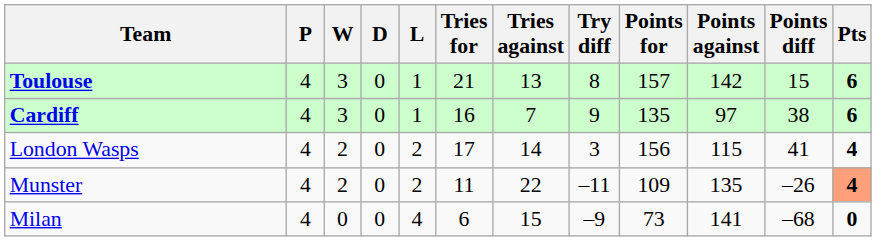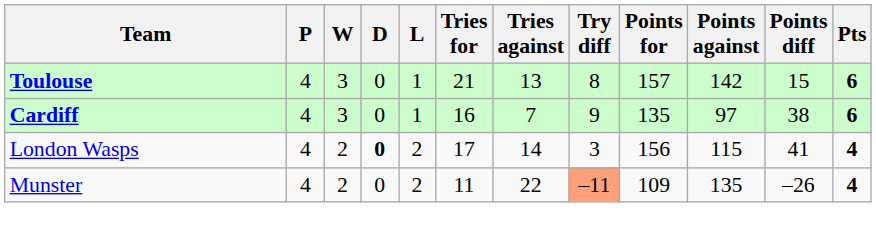(380, 149) normal -> (380, 149) bold
(594, 184) no background -> (594, 184) lightsalmon background
(852, 184) lightsalmon background -> (852, 184) no background
- row: (36, 218)
